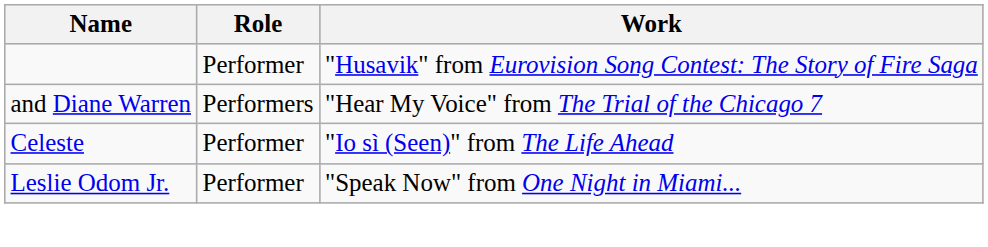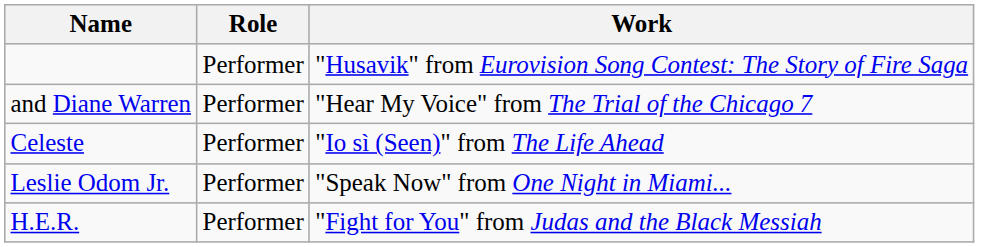(258, 103) Performers -> (253, 103) Performer
+ row: (45, 222)
